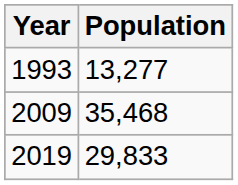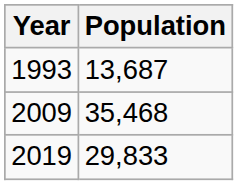(126, 69) 13,277 -> (126, 69) 13,687
